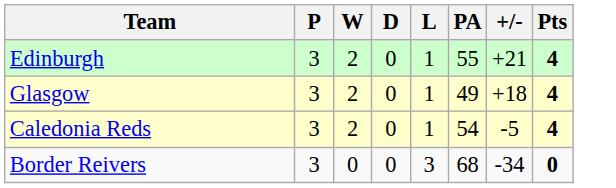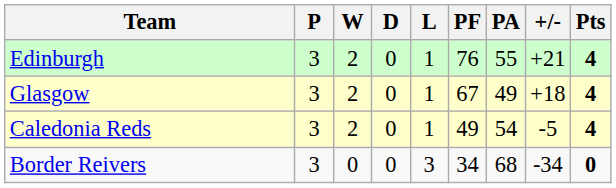+ column: (467, 22)
